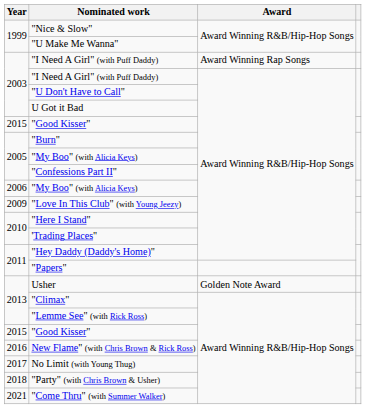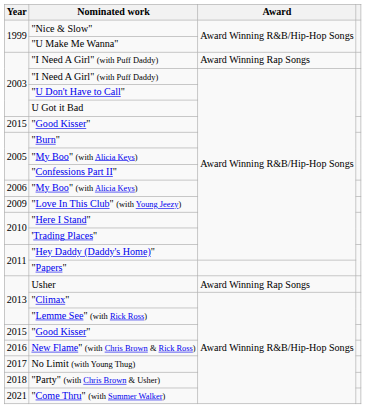(240, 284) Golden Note Award -> (255, 284) Award Winning Rap Songs
